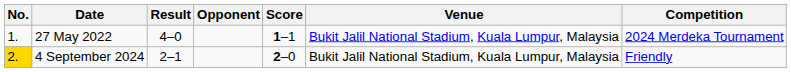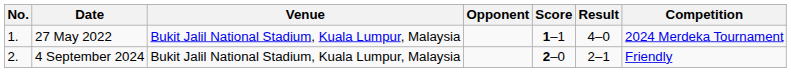columns swapped: (464, 15) <-> (171, 15)
(13, 57) gold background -> (13, 57) no background
